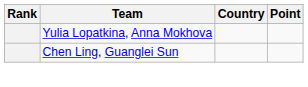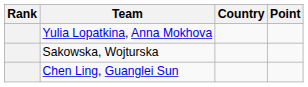+ row: (101, 52)
